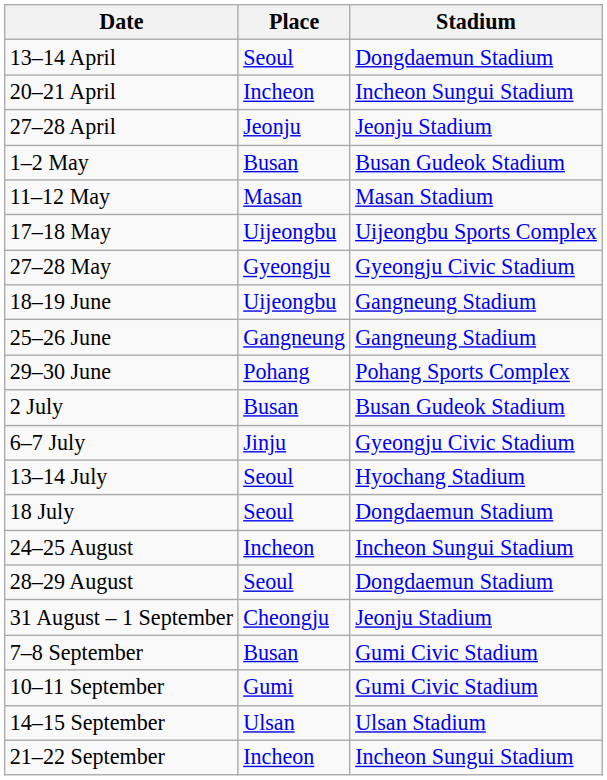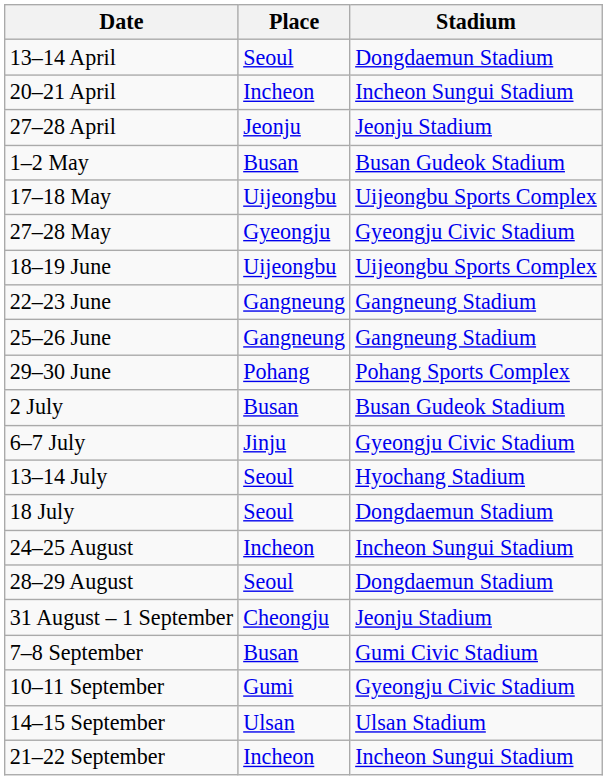- row: (60, 197)
(446, 302) Gangneung Stadium -> (476, 267) Uijeongbu Sports Complex
+ row: (60, 302)
(447, 687) Gumi Civic Stadium -> (465, 687) Gyeongju Civic Stadium
